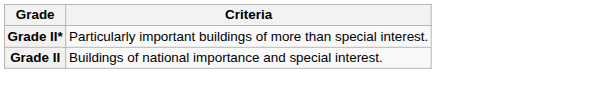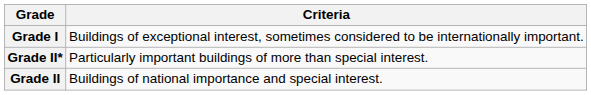+ row: (35, 36)
